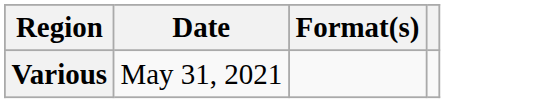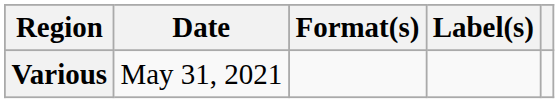+ column: (483, 27)
